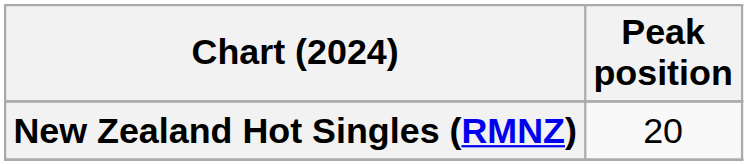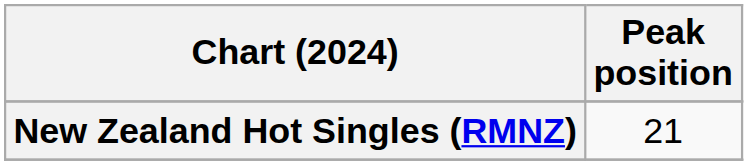(663, 130) 20 -> (663, 130) 21
